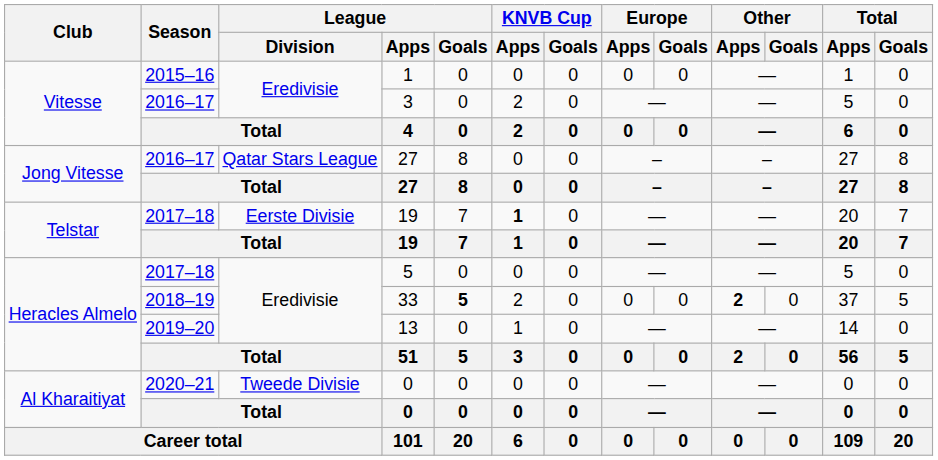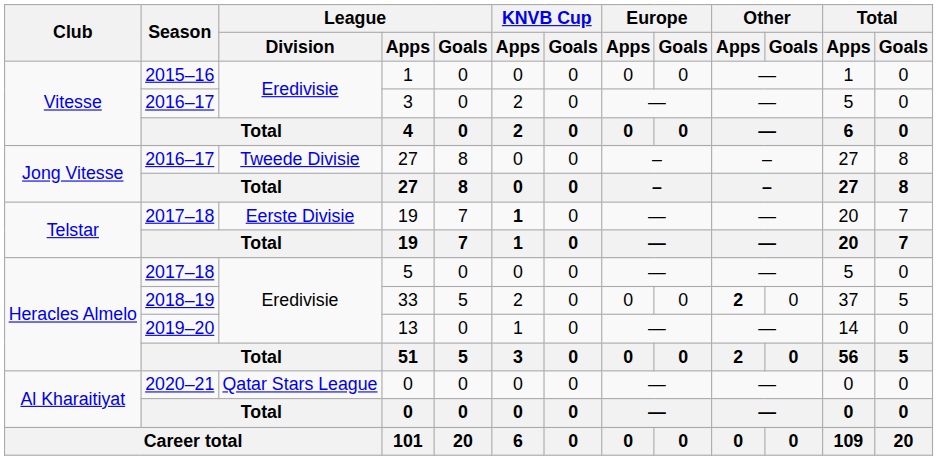(300, 159) Qatar Stars League -> (300, 159) Tweede Divisie
(463, 300) bold -> (463, 300) normal
(300, 384) Tweede Divisie -> (300, 384) Qatar Stars League
